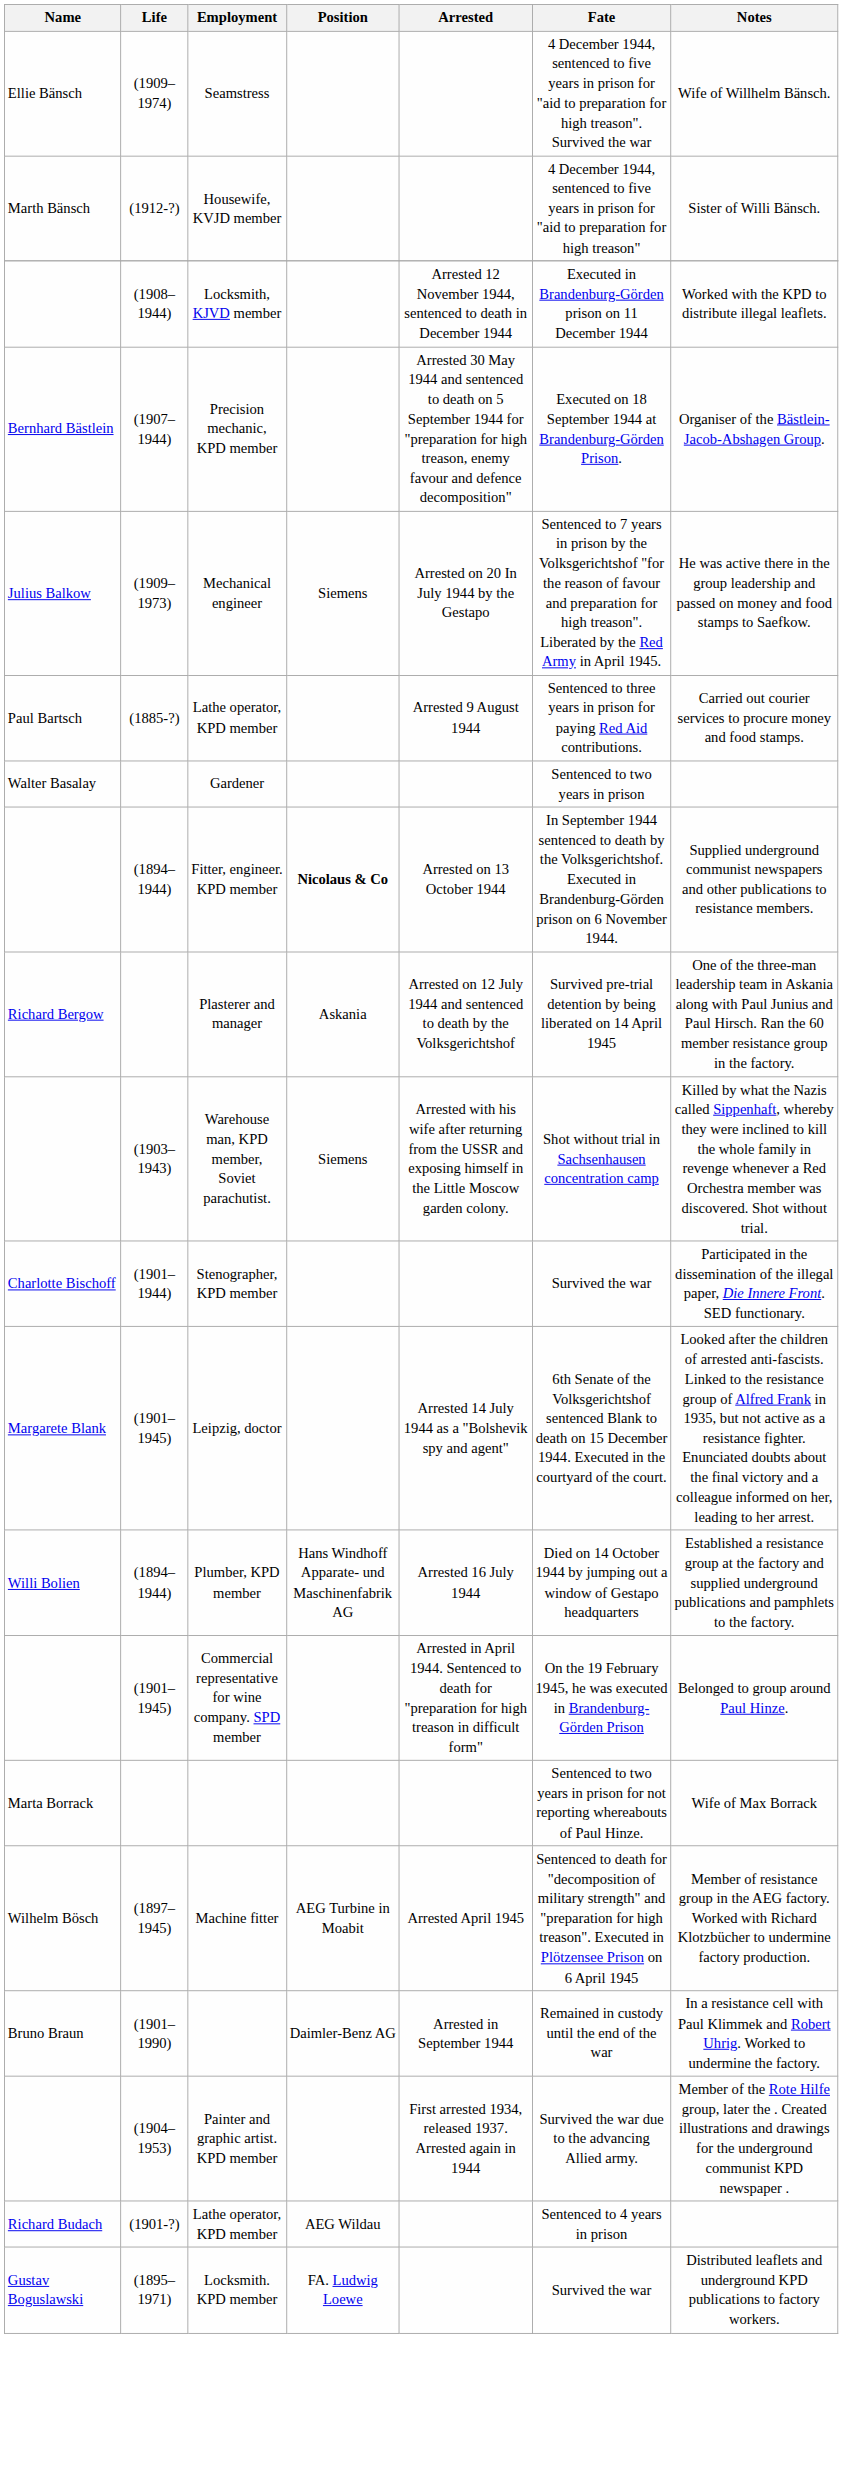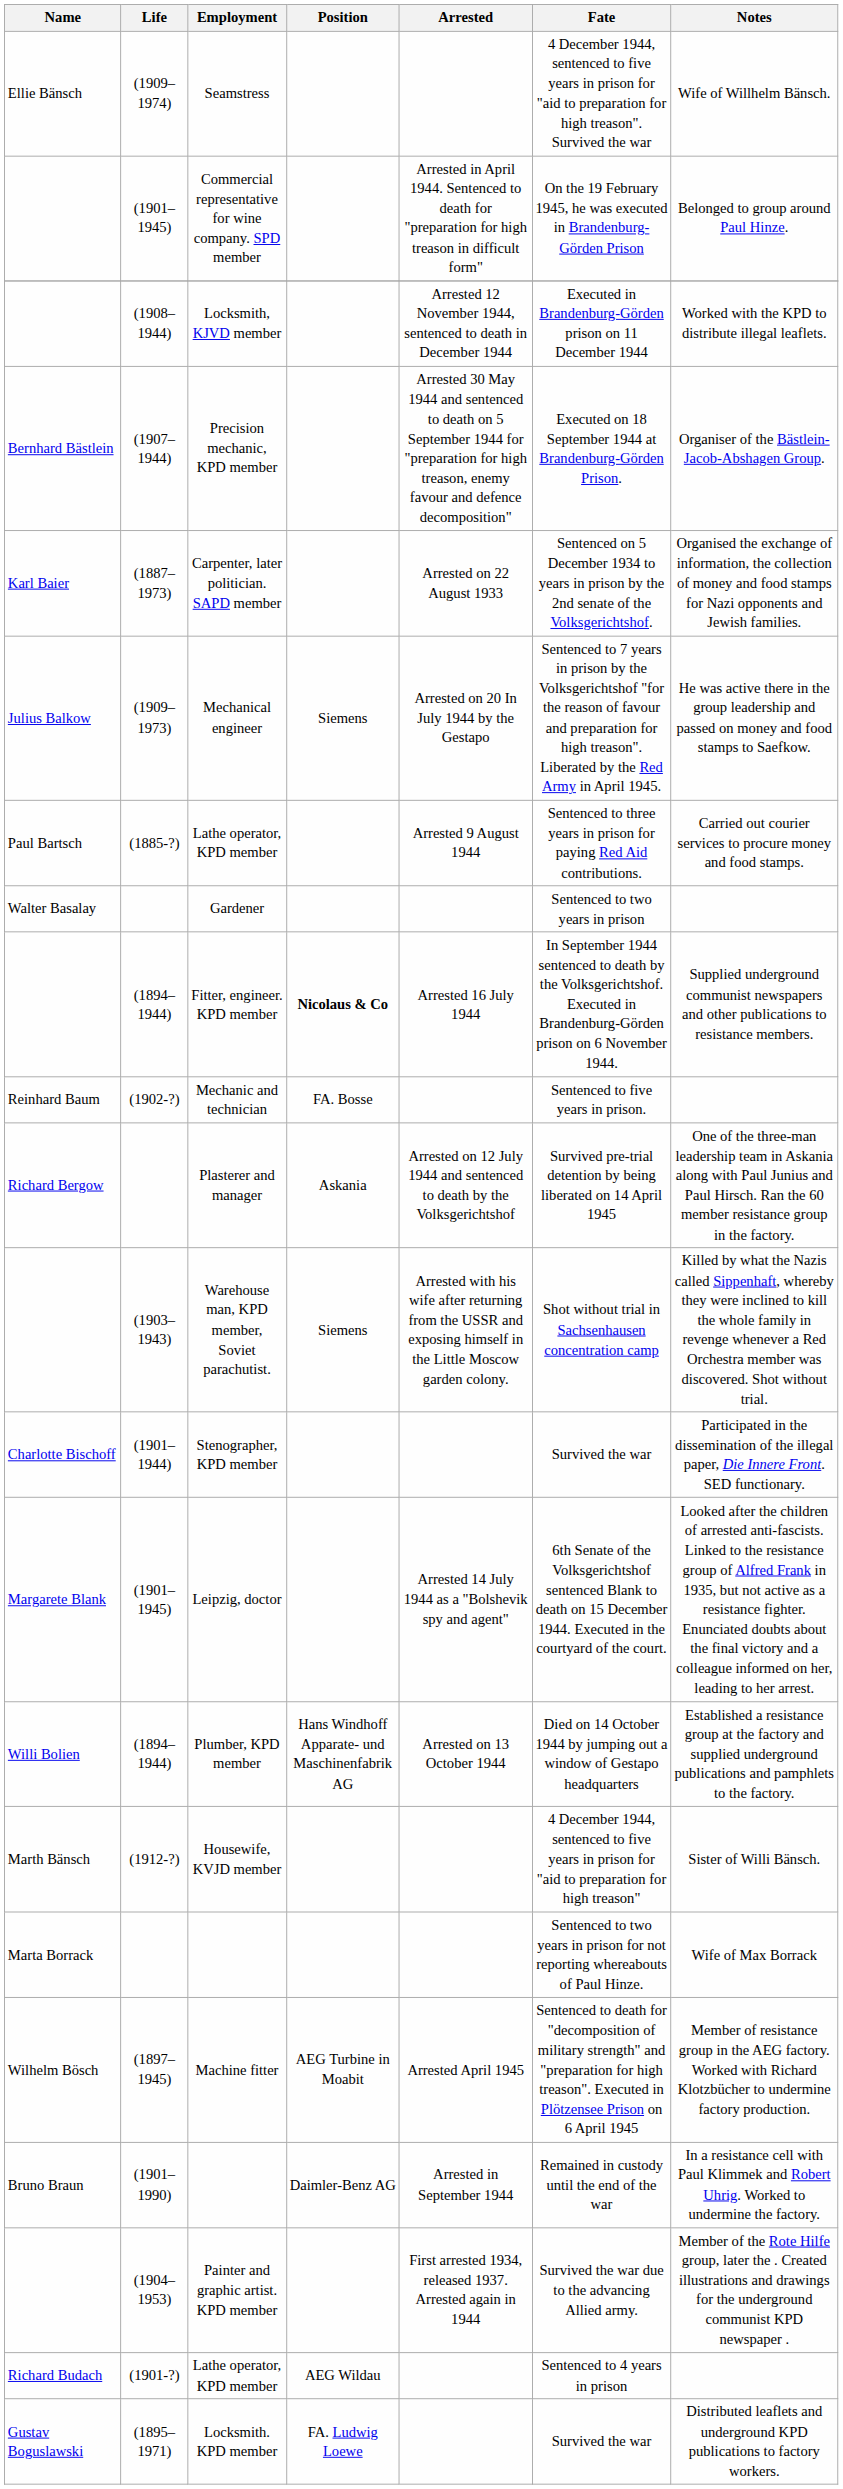rows swapped: (49, 208) <-> (63, 1698)
+ row: (38, 583)
(466, 879) Arrested on 13 October 1944 -> (466, 1004) Arrested 16 July 1944
+ row: (54, 1099)
(466, 1582) Arrested 16 July 1944 -> (466, 1754) Arrested on 13 October 1944
